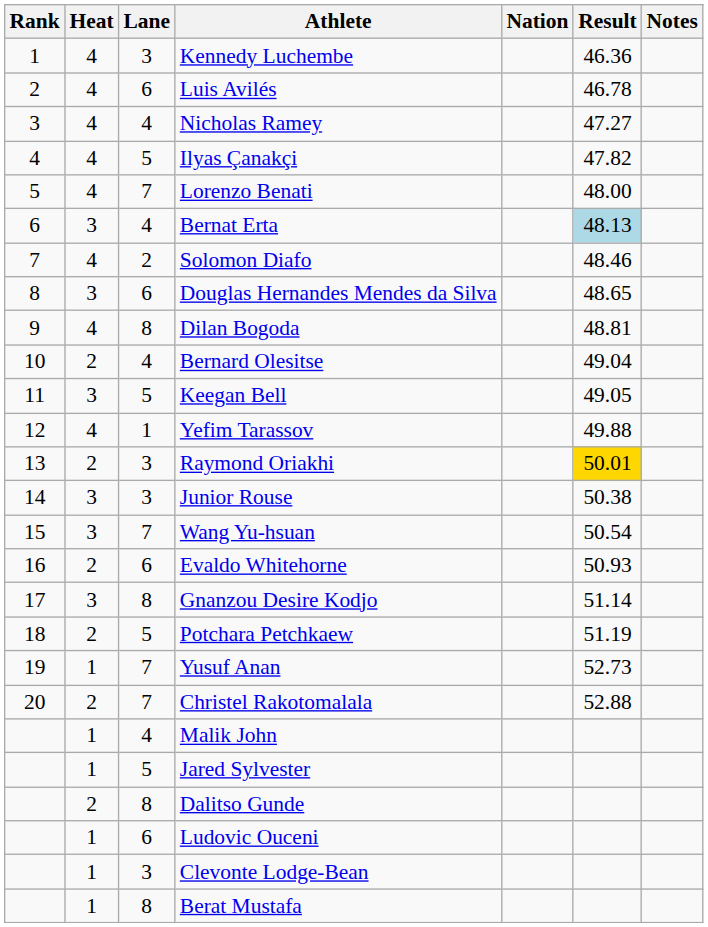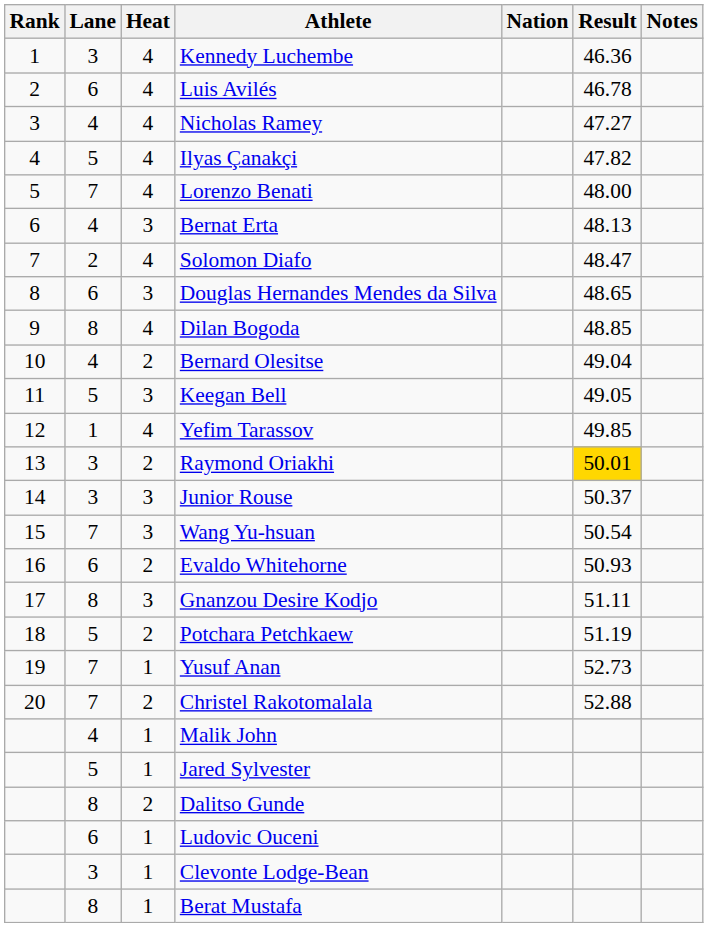columns swapped: (92, 21) <-> (147, 21)
(608, 225) lightblue background -> (608, 225) no background
(608, 259) 48.46 -> (608, 259) 48.47
(608, 327) 48.81 -> (608, 327) 48.85
(608, 429) 49.88 -> (608, 429) 49.85
(608, 497) 50.38 -> (608, 497) 50.37
(608, 599) 51.14 -> (608, 599) 51.11
